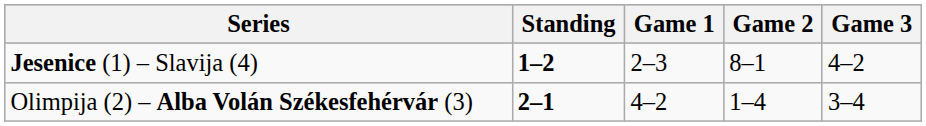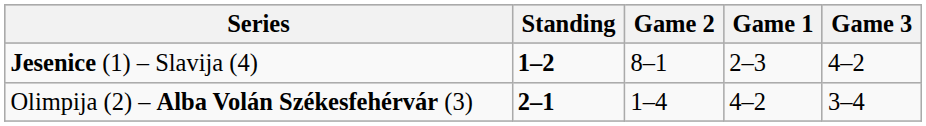columns swapped: (674, 23) <-> (773, 23)
